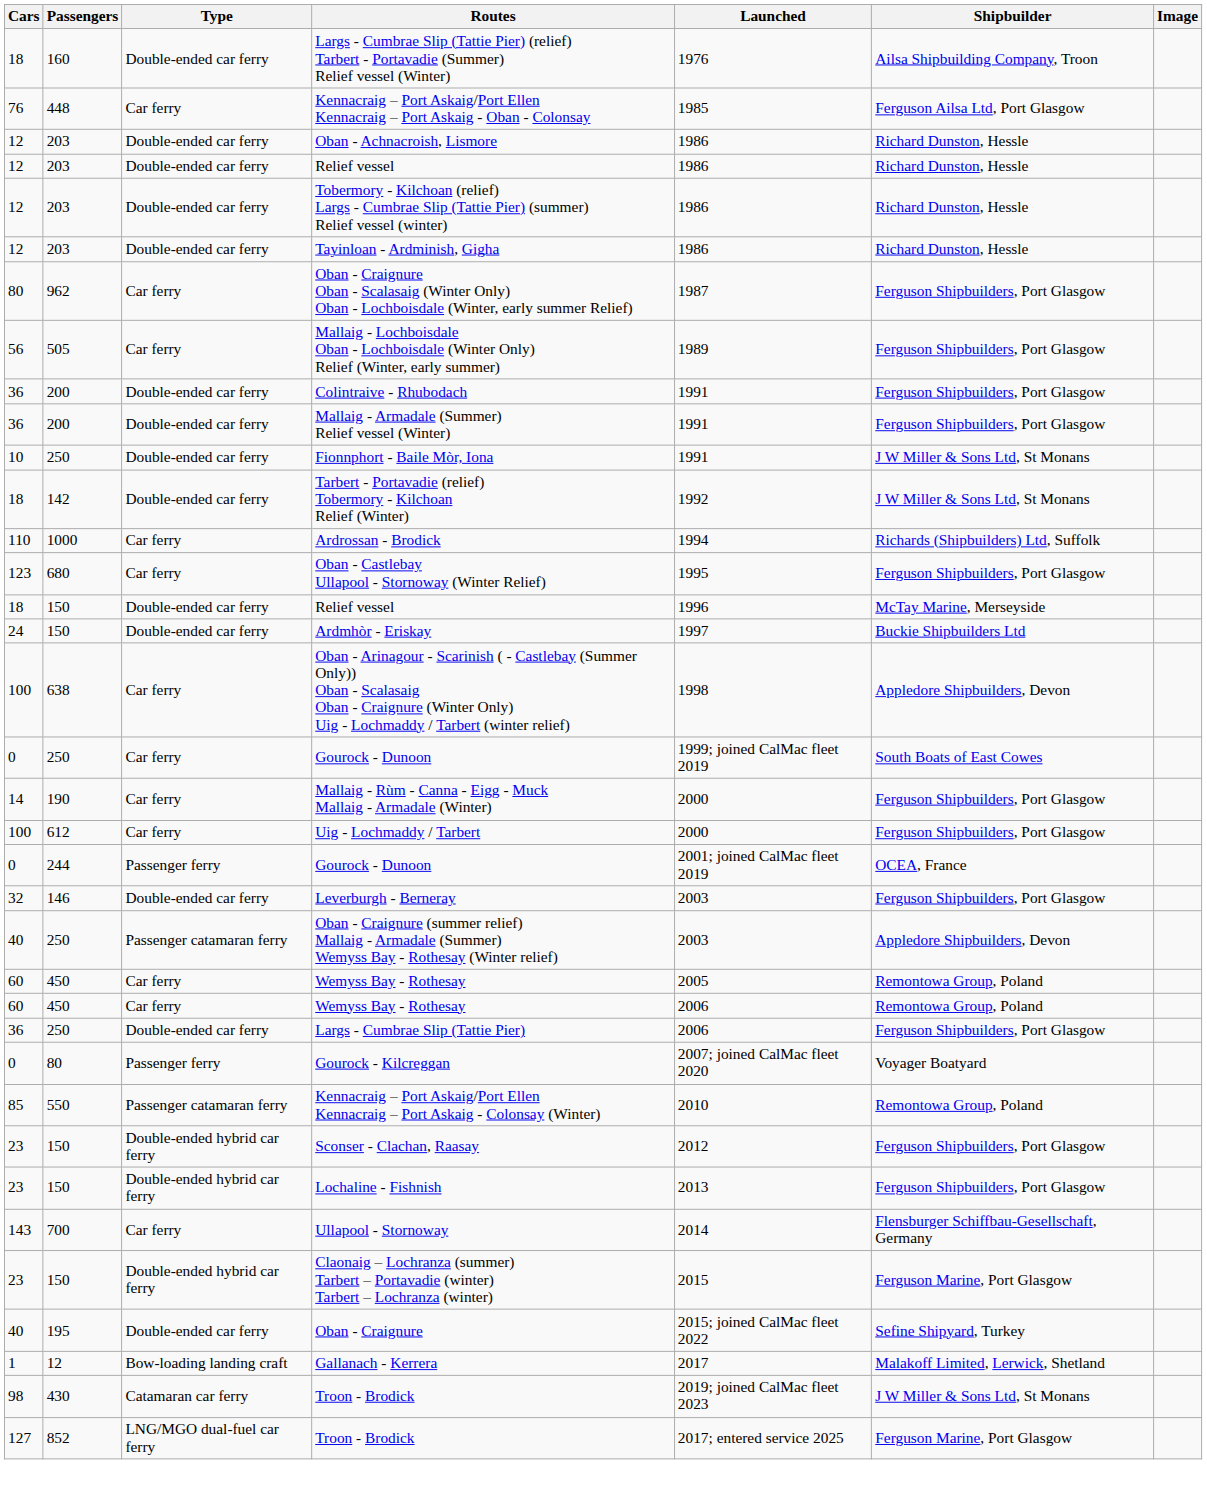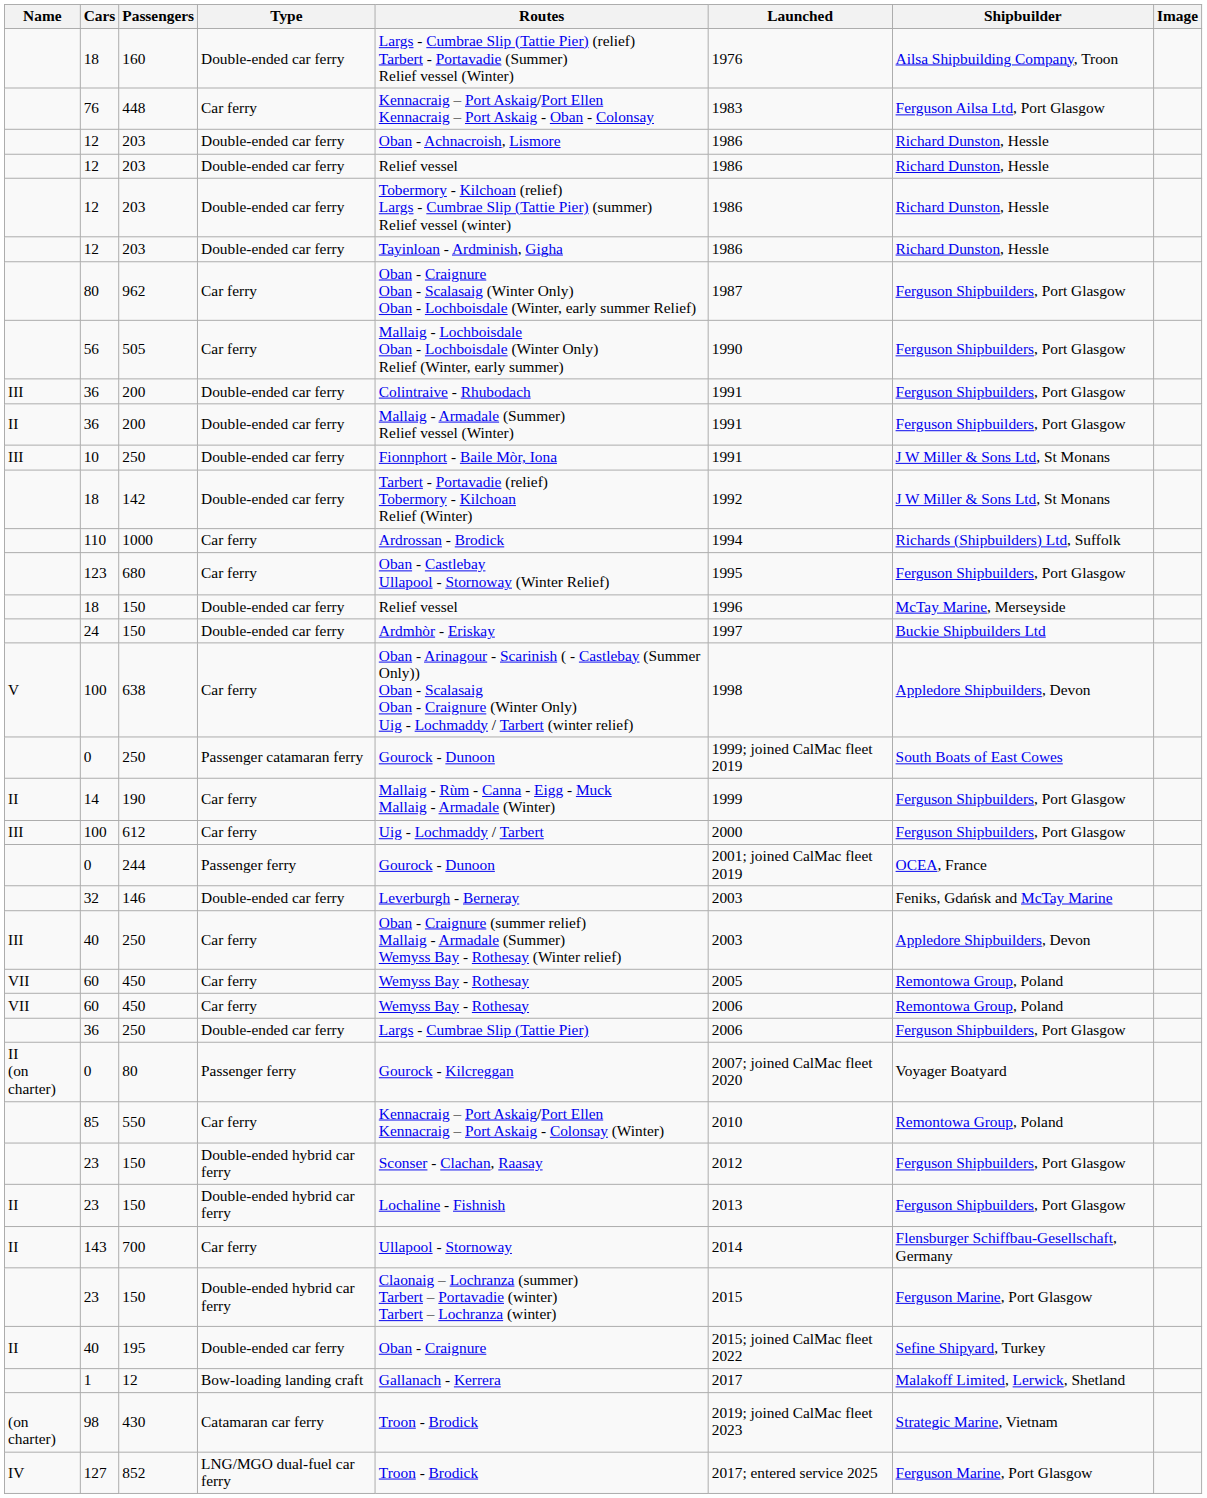+ column: (42, 16)
(693, 108) 1985 -> (727, 108) 1983
(693, 349) 1989 -> (727, 349) 1990
(153, 757) Car ferry -> (282, 757) Passenger catamaran ferry
(693, 799) 2000 -> (727, 799) 1999
(990, 898) Ferguson Shipbuilders, Port Glasgow -> (1004, 898) Feniks, Gdańsk and McTay Marine
(206, 939) Passenger catamaran ferry -> (229, 939) Car ferry
(206, 1104) Passenger catamaran ferry -> (229, 1122) Car ferry
(983, 1396) J W Miller & Sons Ltd, St Monans -> (977, 1422) Strategic Marine, Vietnam
